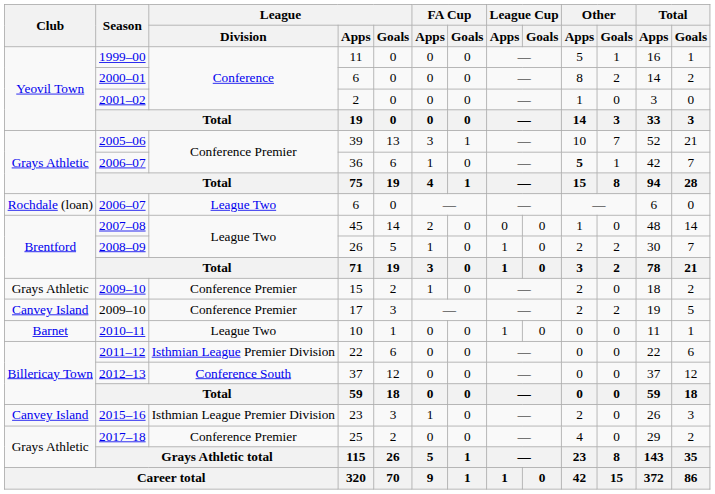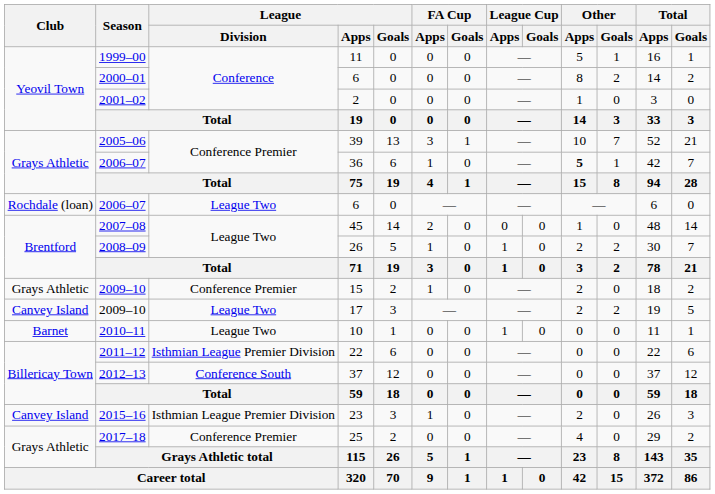(243, 309) Conference Premier -> (243, 309) League Two
